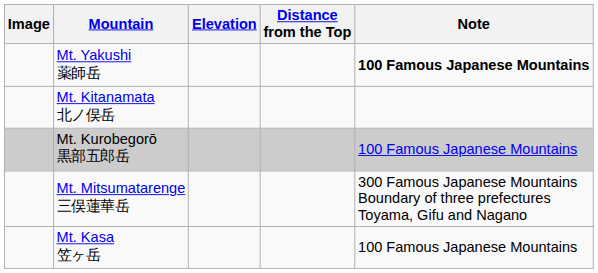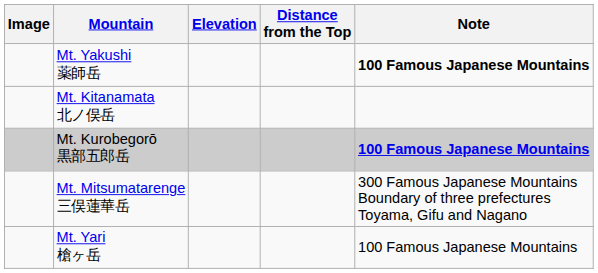(468, 149) normal -> (474, 149) bold
- row: (85, 246)
+ row: (81, 246)
